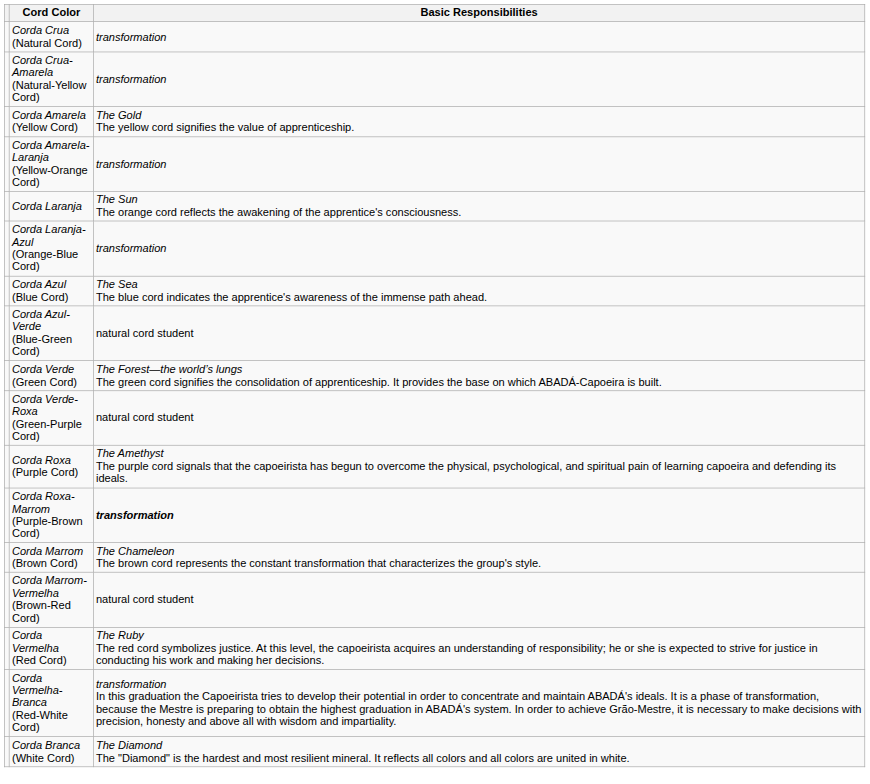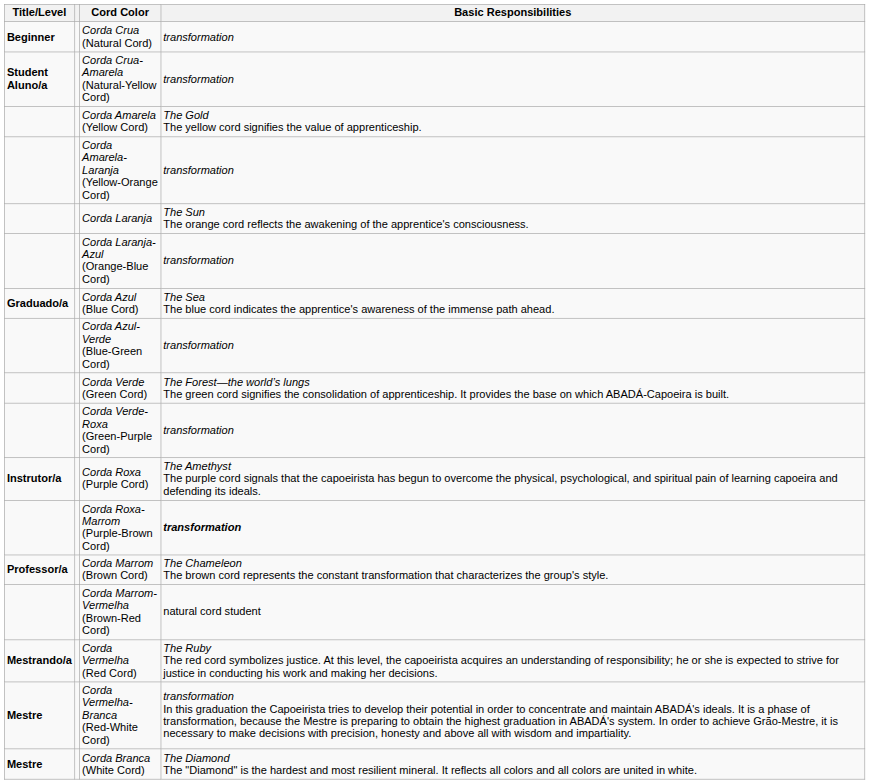+ column: (39, 13)
(145, 333) natural cord student -> (199, 345) transformation
(145, 418) natural cord student -> (199, 430) transformation
